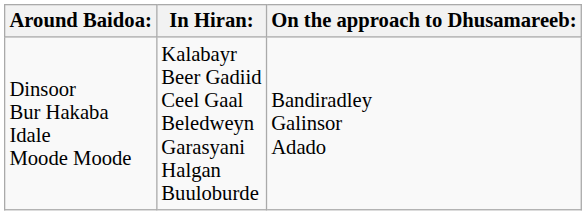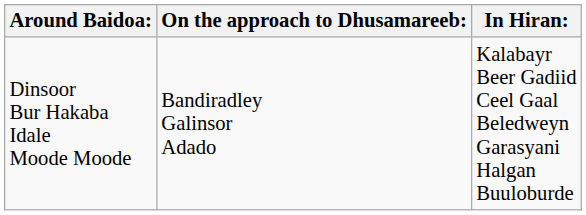columns swapped: (424, 20) <-> (211, 20)
